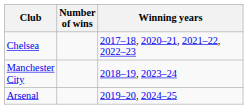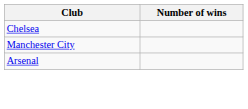- column: (171, 18)
